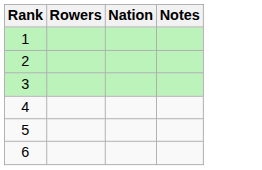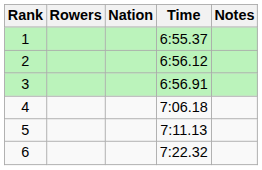+ column: (184, 15)
